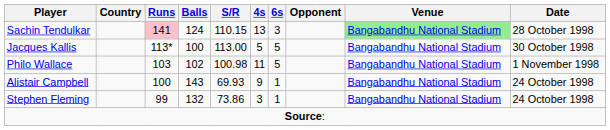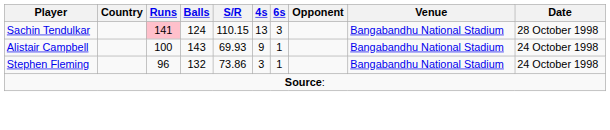(424, 30) lightgreen background -> (427, 30) no background
- row: (42, 47)
- row: (40, 64)
(162, 99) 99 -> (163, 64) 96
